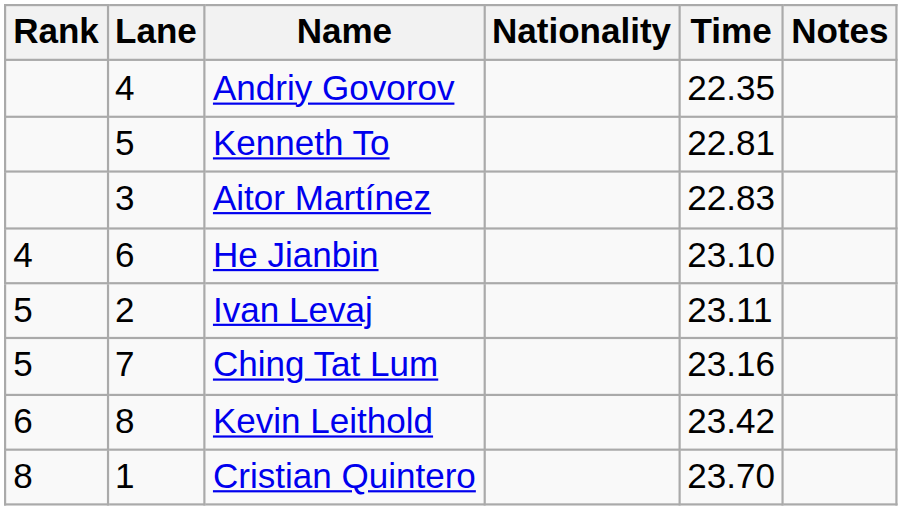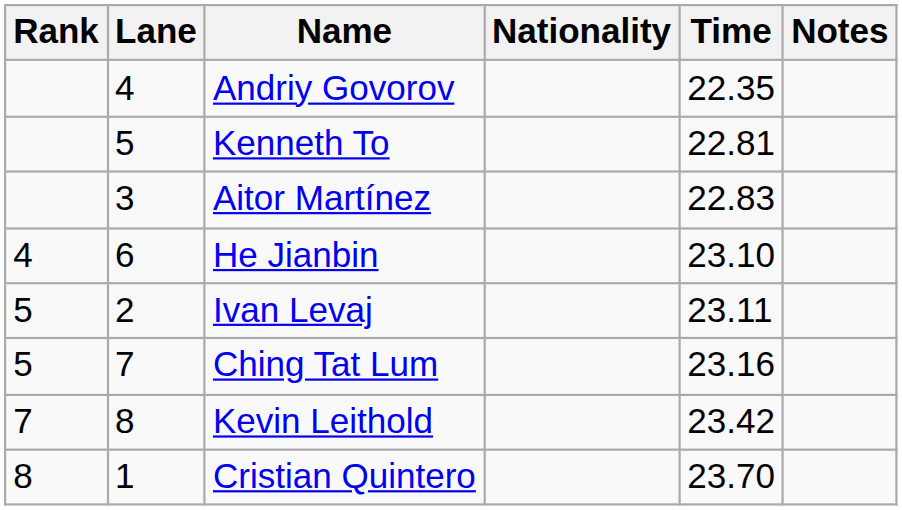(23, 421) 6 -> (23, 421) 7
